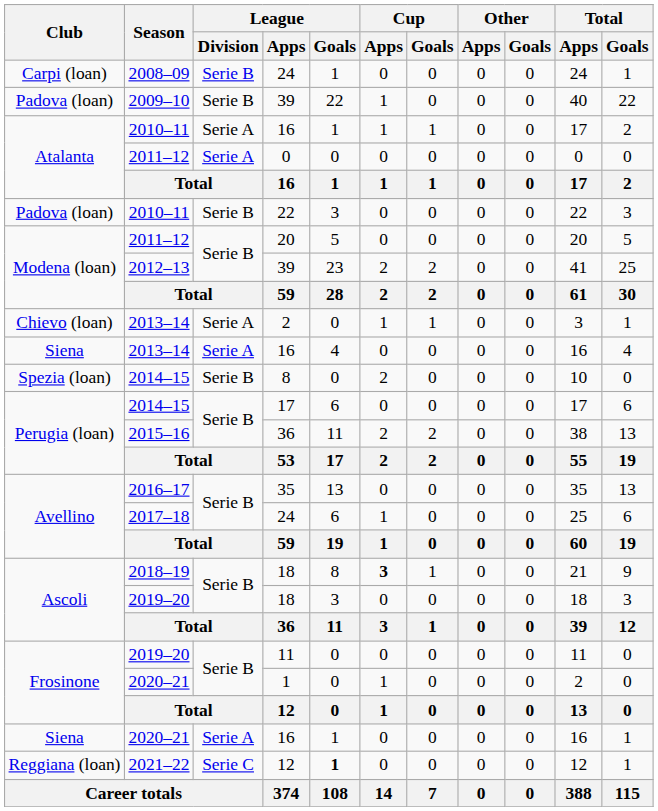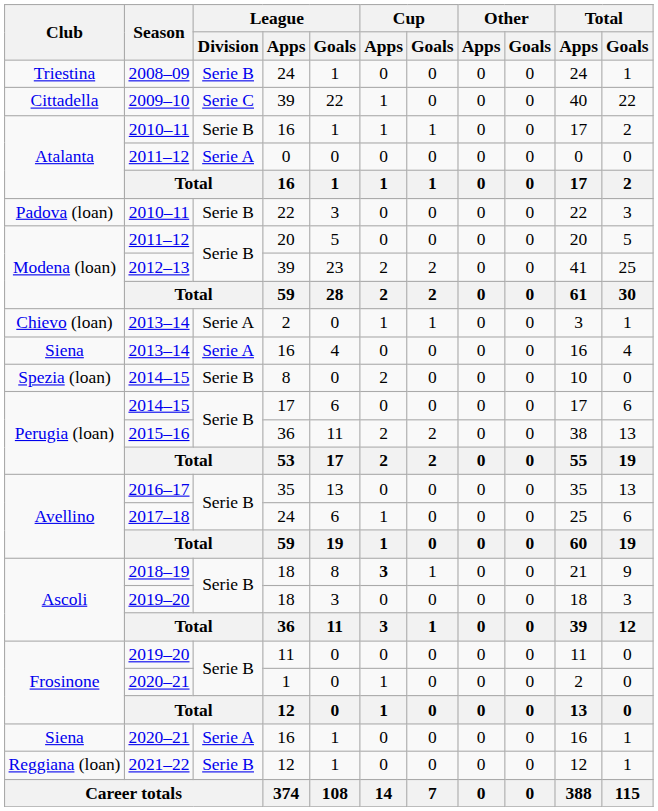(64, 73) Carpi (loan) -> (64, 73) Triestina
(64, 101) Padova (loan) -> (64, 101) Cittadella
(228, 101) Serie B -> (228, 101) Serie C
(228, 128) Serie A -> (228, 128) Serie B
(228, 765) Serie C -> (228, 765) Serie B
(335, 765) bold -> (335, 765) normal
